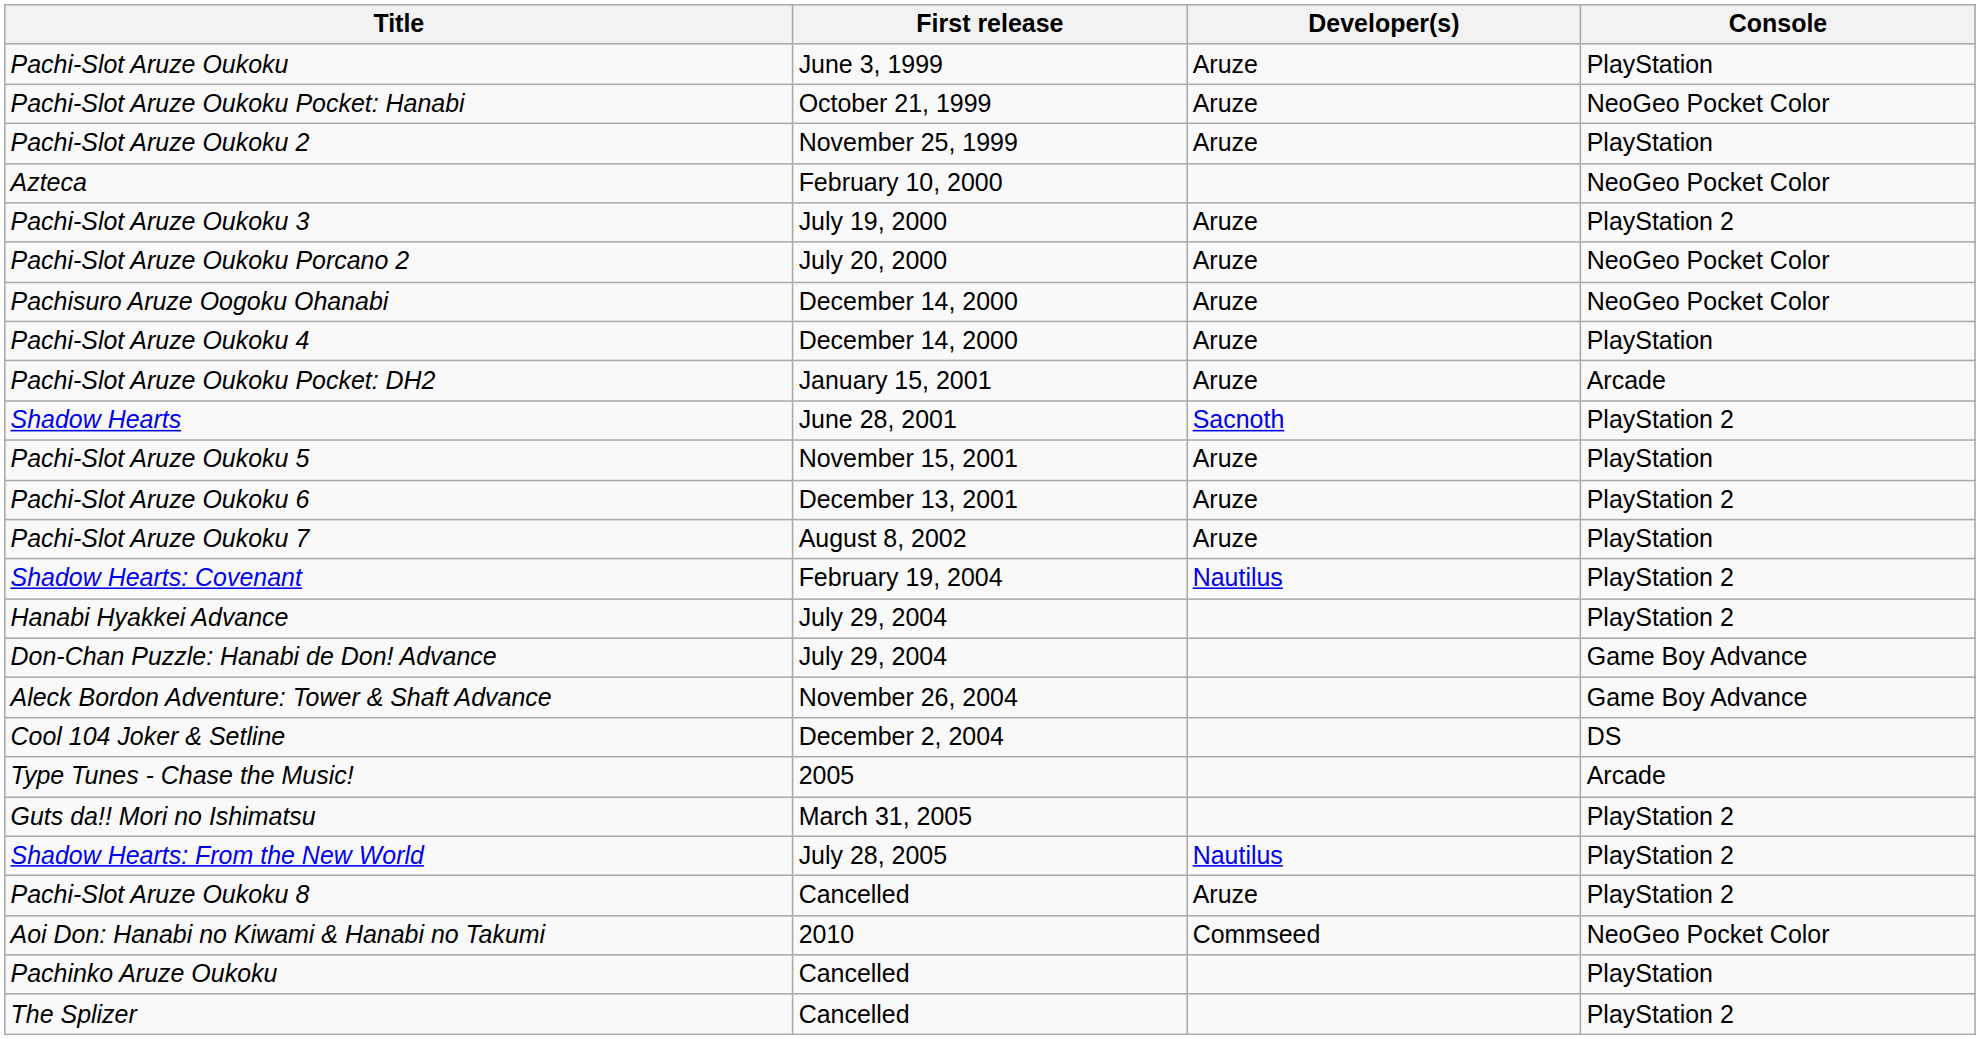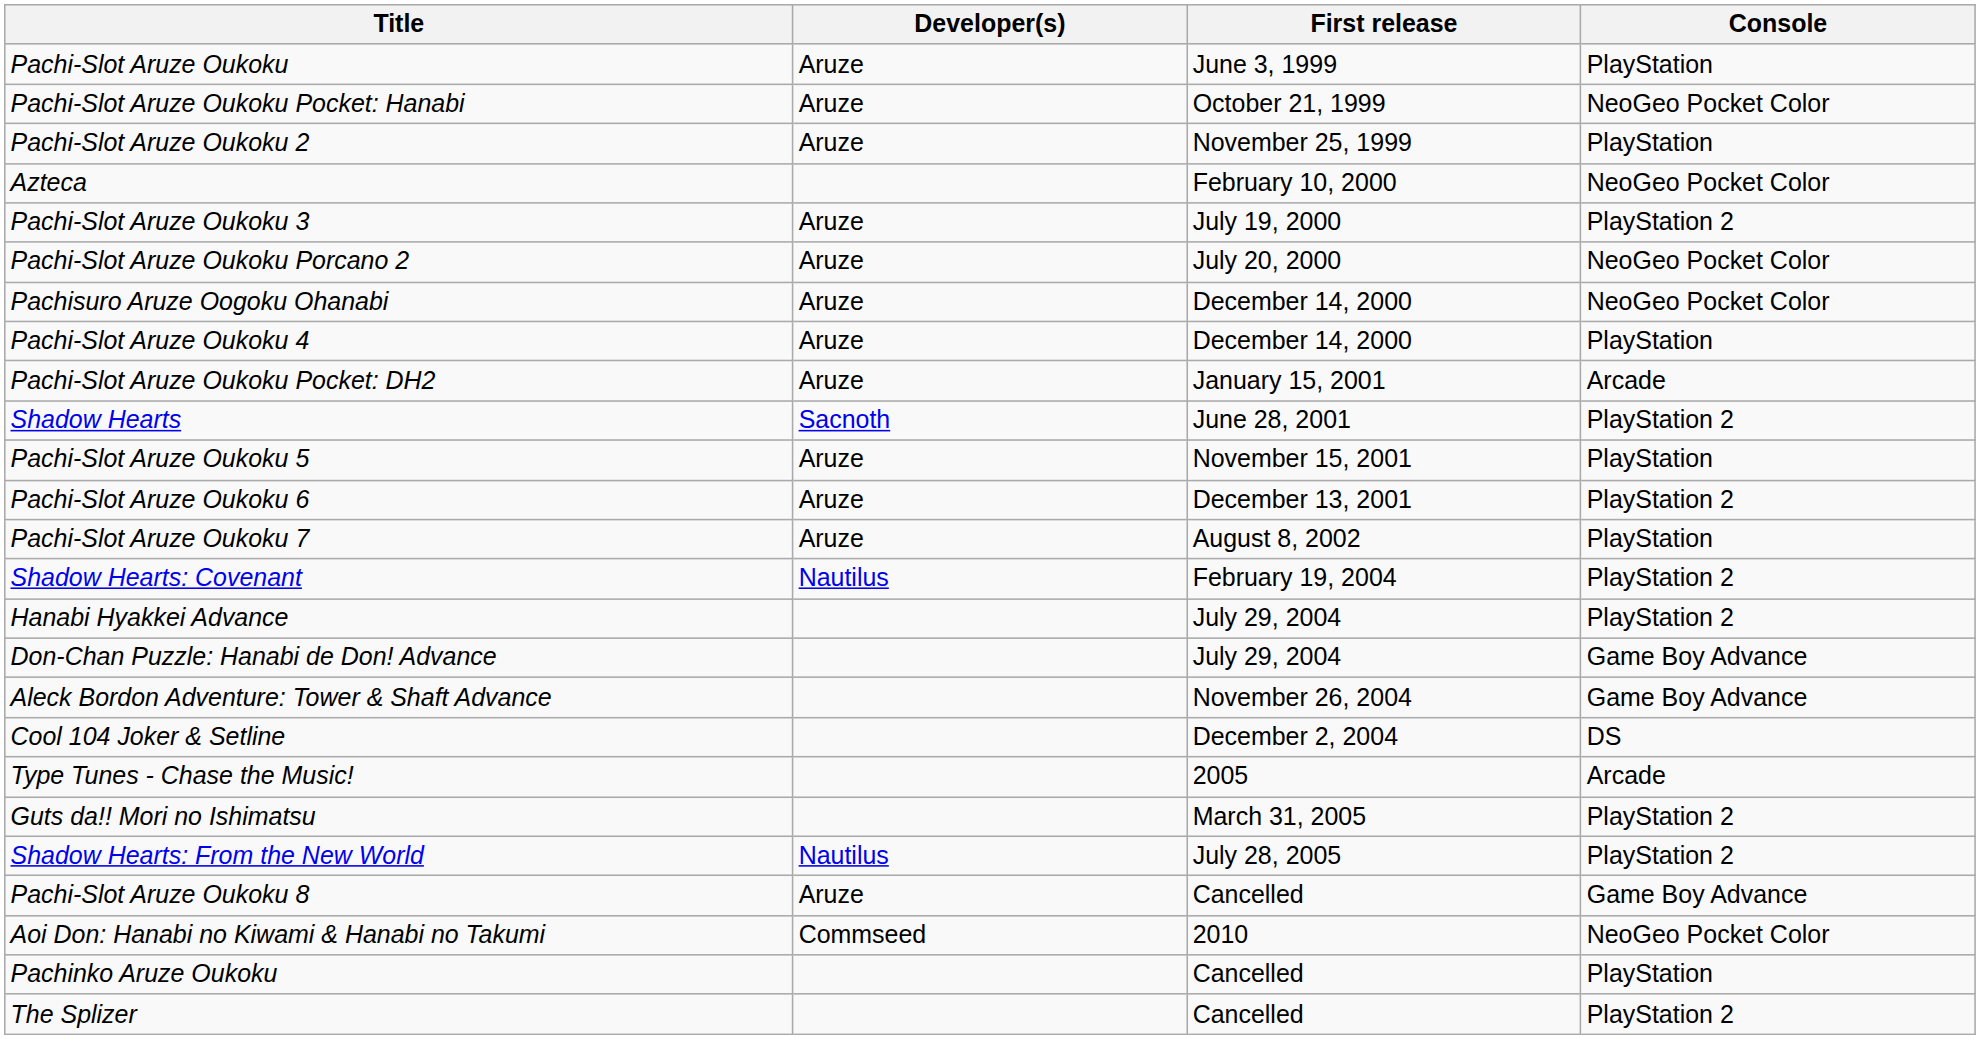columns swapped: (990, 24) <-> (1384, 24)
(1660, 895) PlayStation 2 -> (1697, 895) Game Boy Advance
